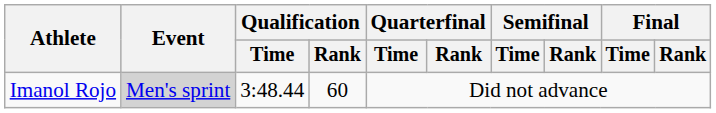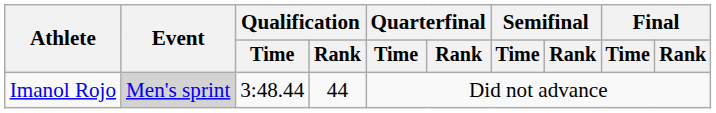(337, 90) 60 -> (337, 90) 44
